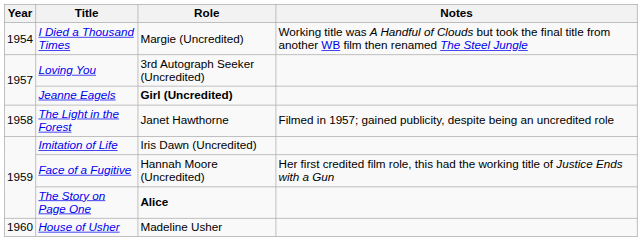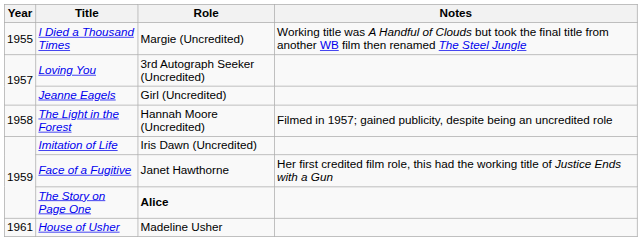(20, 38) 1954 -> (20, 38) 1955
(186, 95) bold -> (183, 95) normal
(185, 120) Janet Hawthorne -> (179, 120) Hannah Moore (Uncredited)
(179, 170) Hannah Moore (Uncredited) -> (185, 170) Janet Hawthorne
(20, 227) 1960 -> (20, 227) 1961
